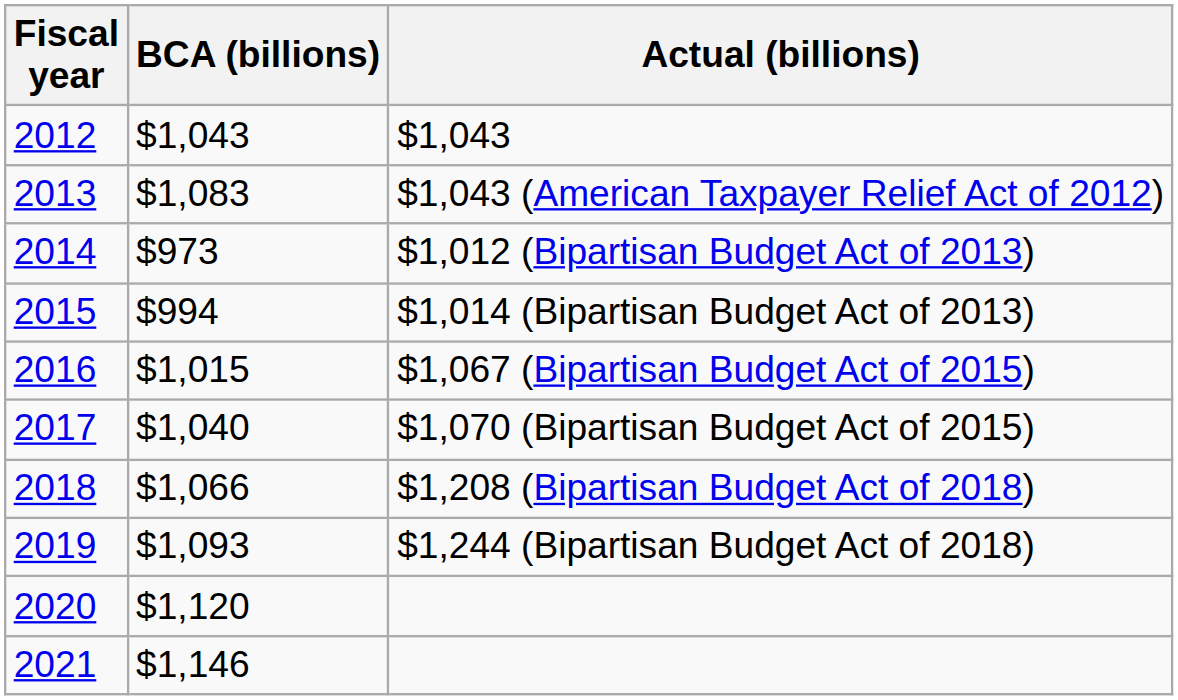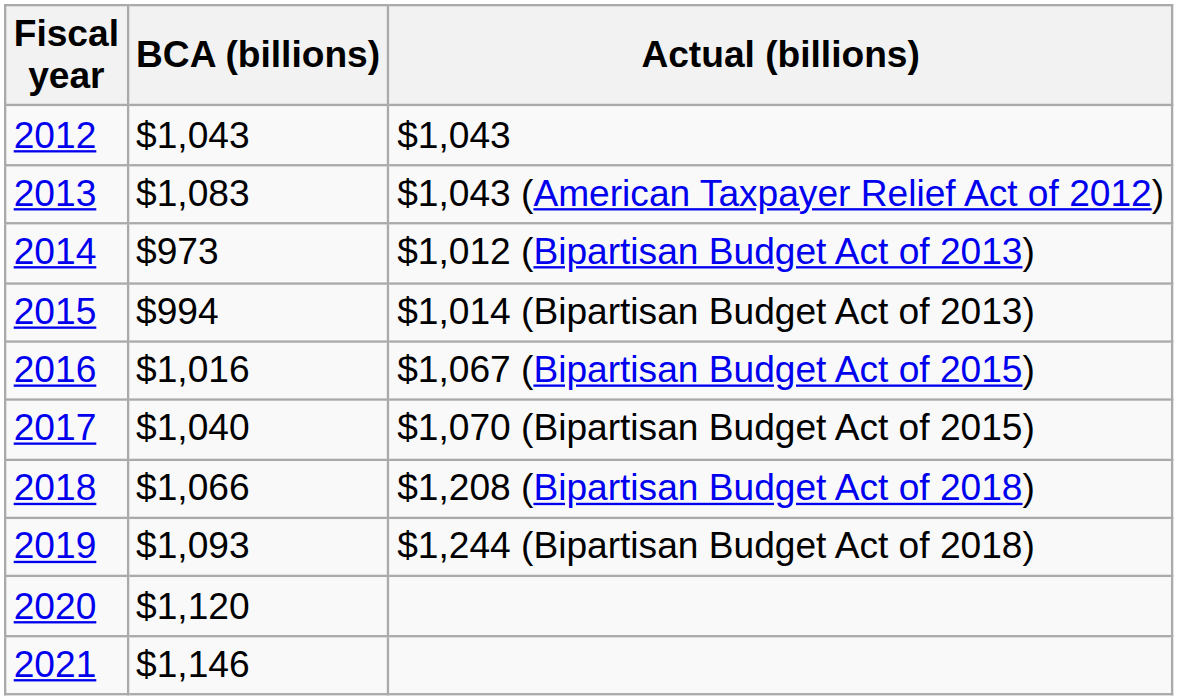(193, 370) $1,015 -> (193, 370) $1,016
